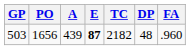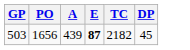- column: (171, 14)
(146, 34) 48 -> (146, 34) 45
